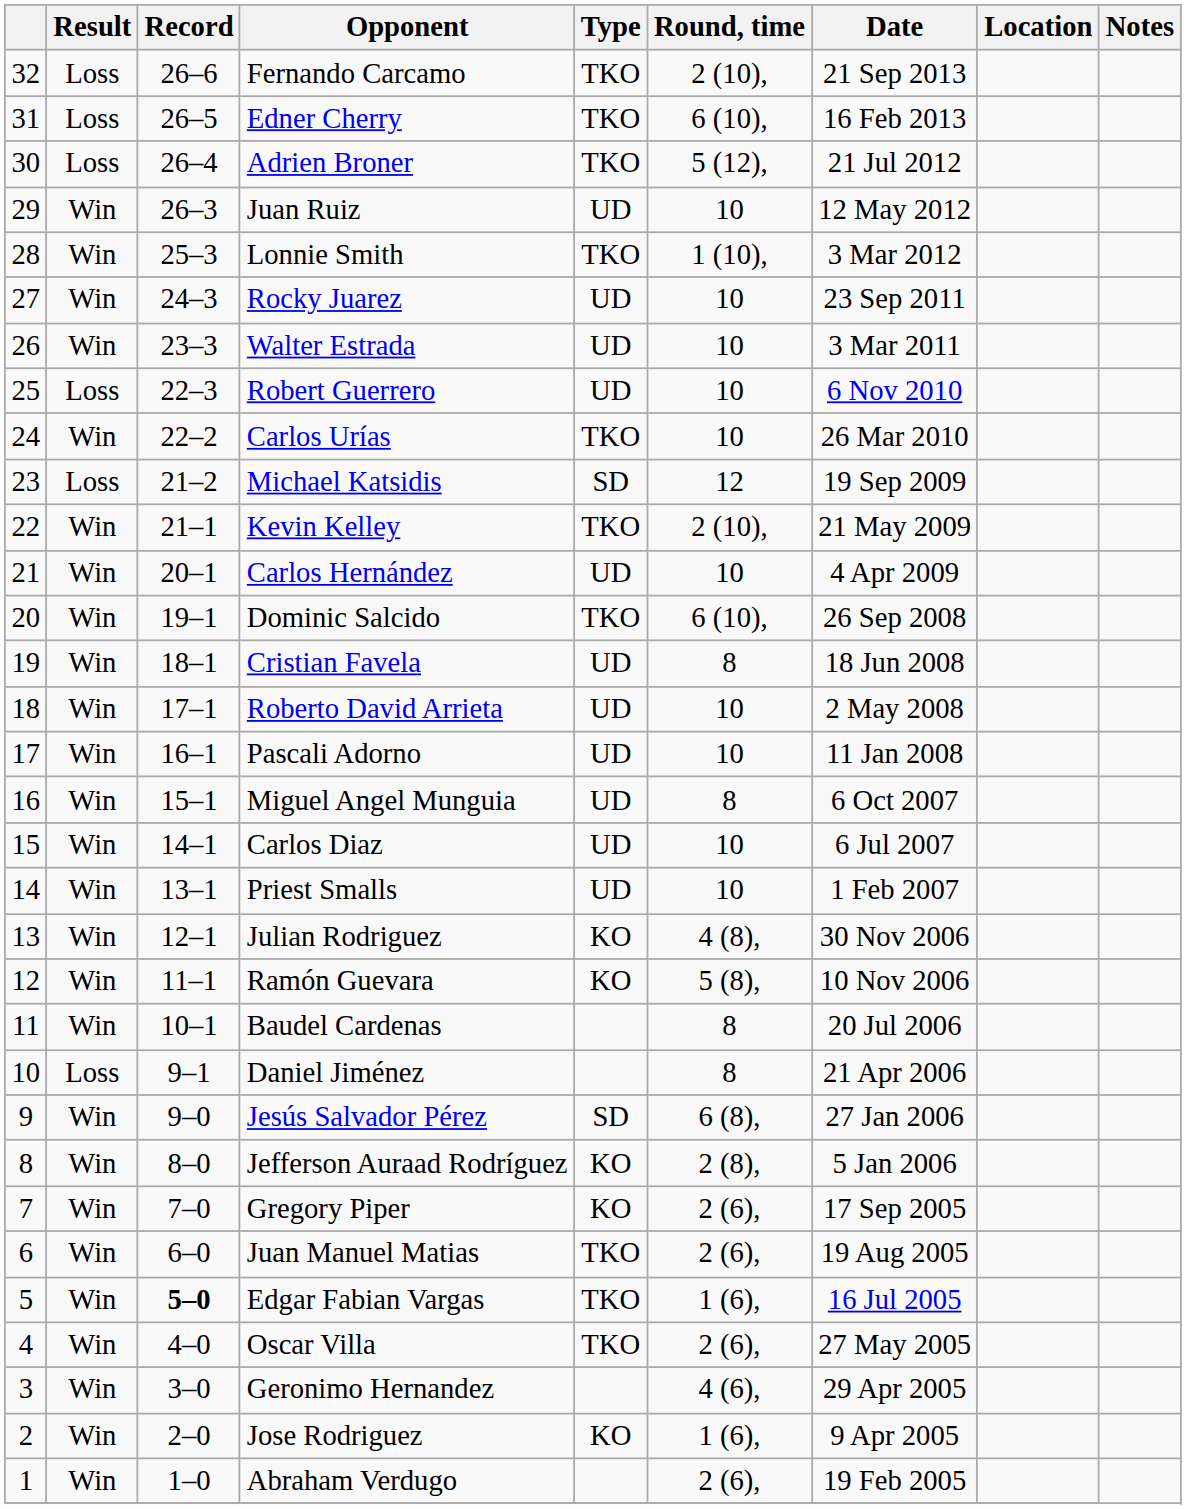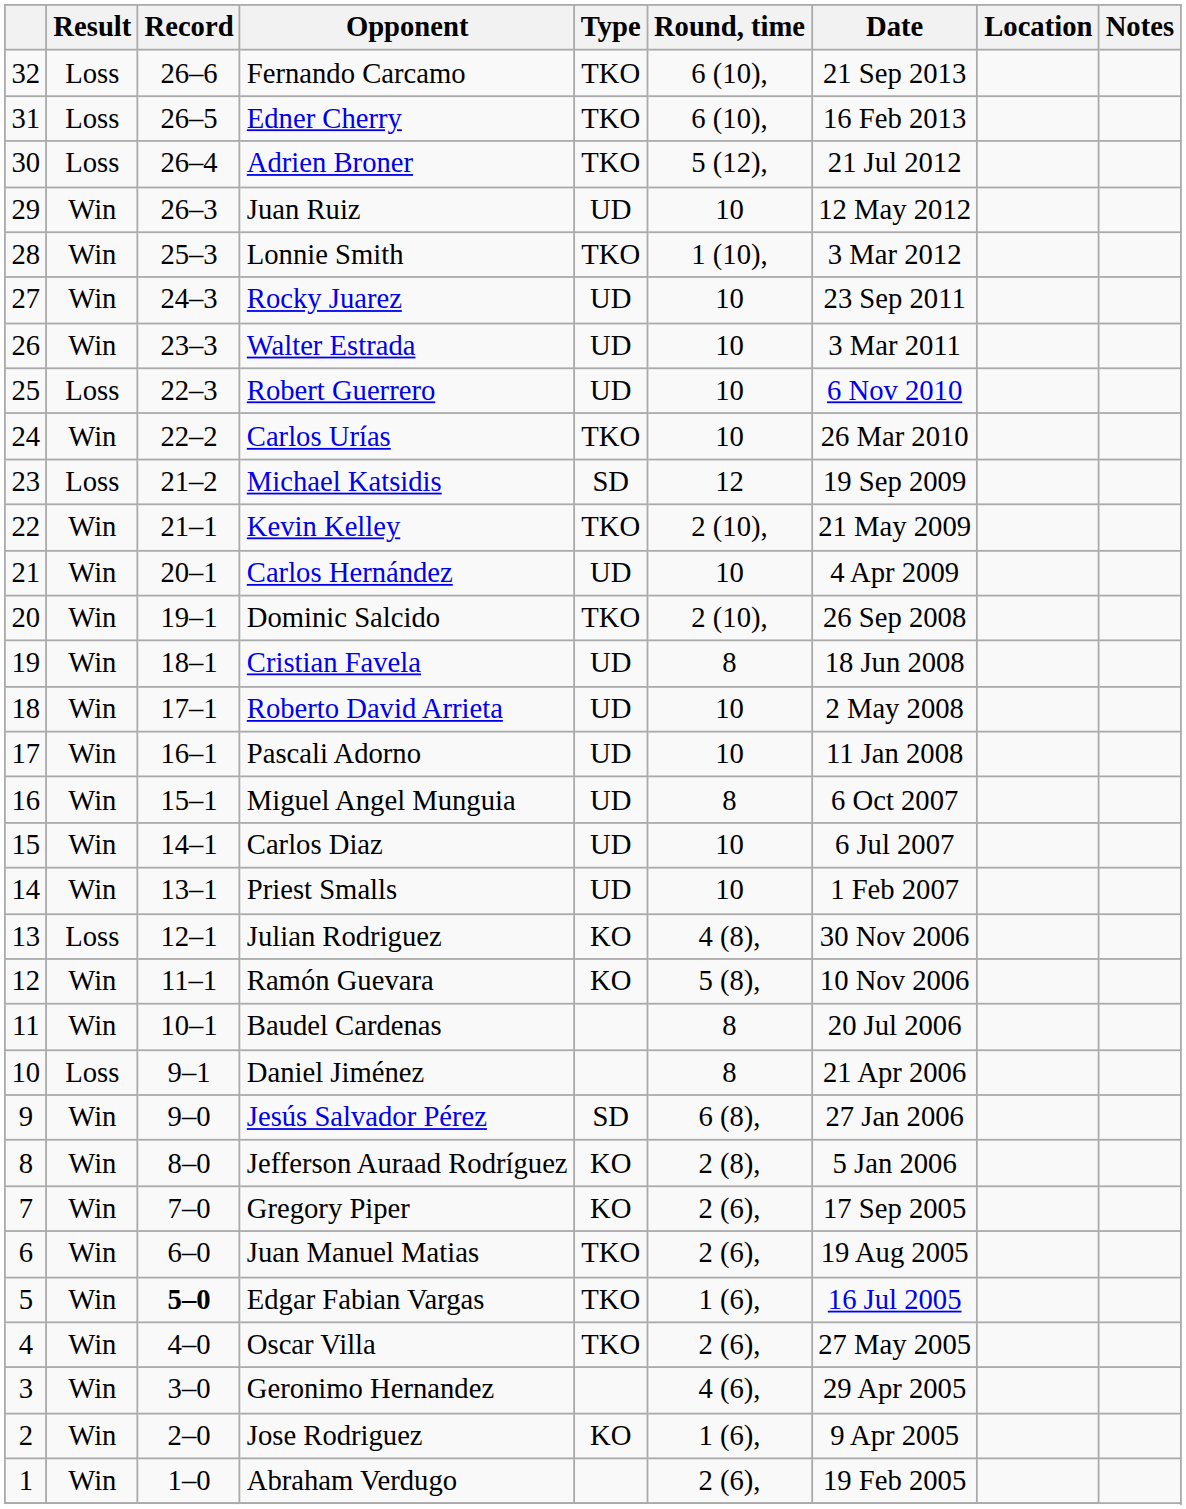(729, 72) 2 (10), -> (729, 72) 6 (10),
(729, 617) 6 (10), -> (729, 617) 2 (10),
(92, 935) Win -> (92, 935) Loss
